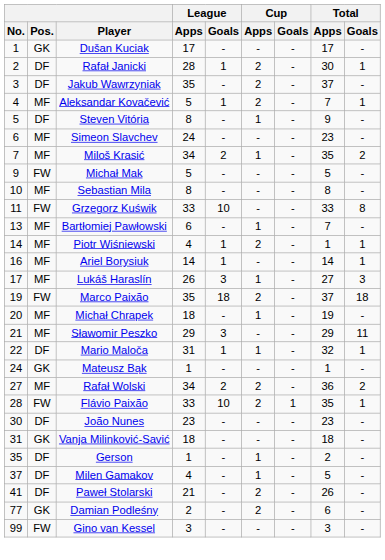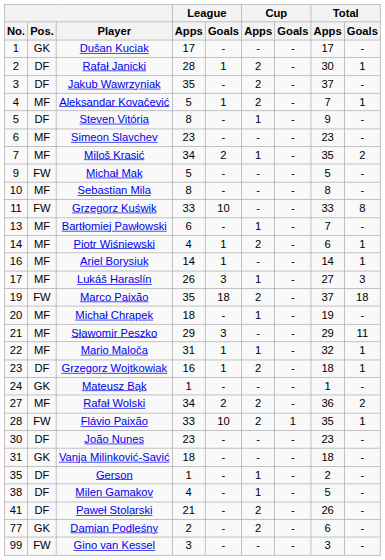(189, 137) 24 -> (189, 137) 23
(328, 244) 1 -> (328, 244) 6
(42, 350) DF -> (42, 350) MF
+ row: (114, 368)
(16, 475) 37 -> (16, 492) 38
